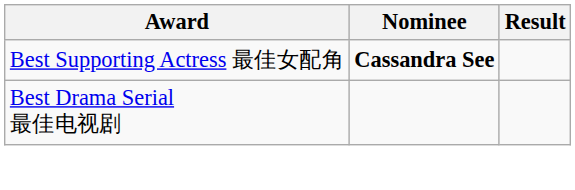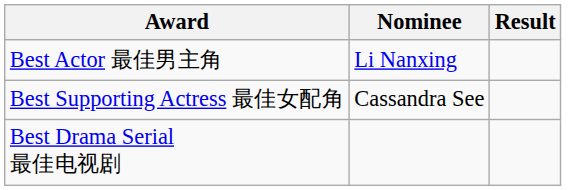+ row: (116, 59)
(424, 59) bold -> (419, 99) normal
